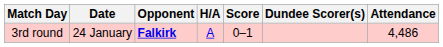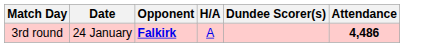- column: (243, 14)
(403, 33) normal -> (364, 33) bold
